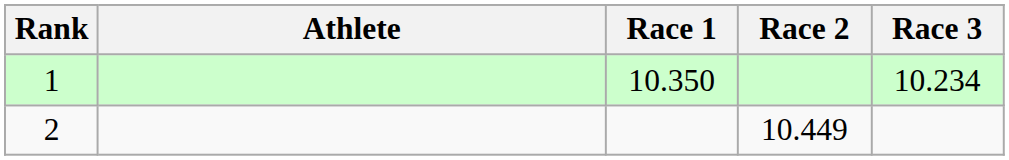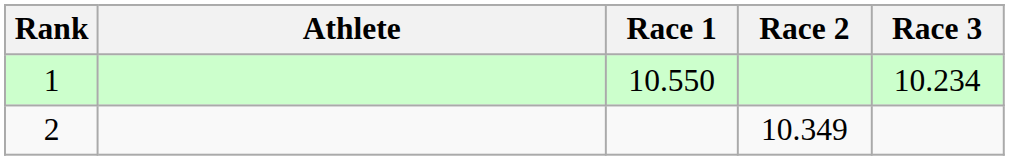(672, 79) 10.350 -> (672, 79) 10.550
(804, 129) 10.449 -> (804, 129) 10.349
